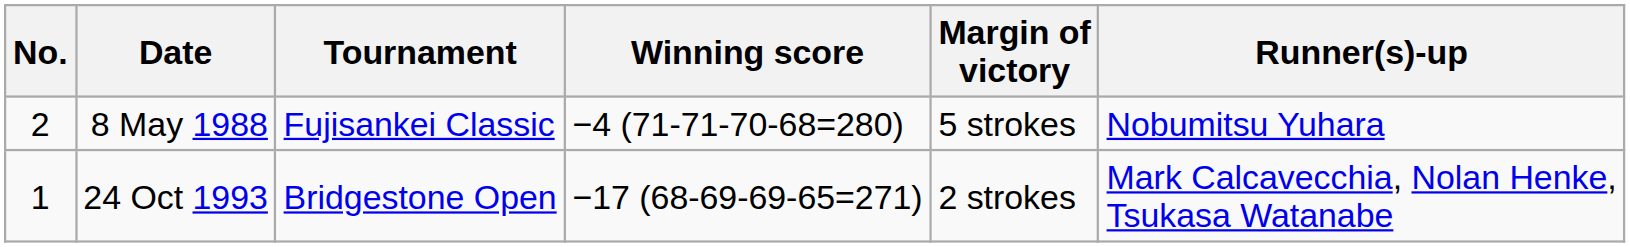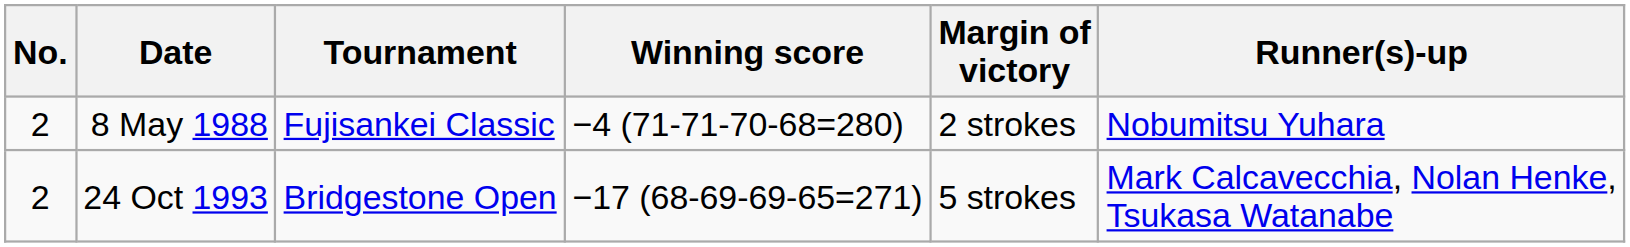(1007, 124) 5 strokes -> (1007, 124) 2 strokes
(40, 196) 1 -> (40, 196) 2
(1007, 196) 2 strokes -> (1007, 196) 5 strokes
